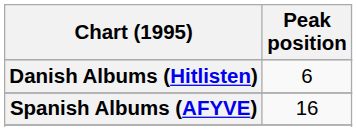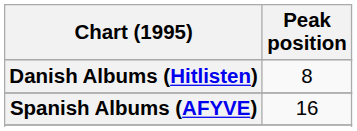(307, 76) 6 -> (307, 76) 8
